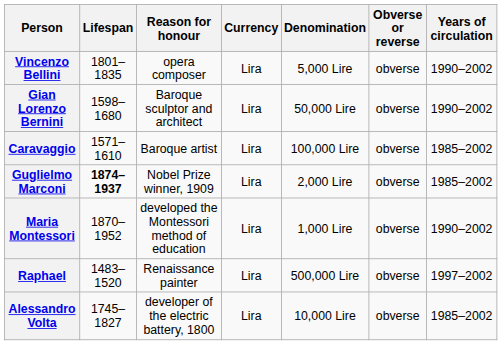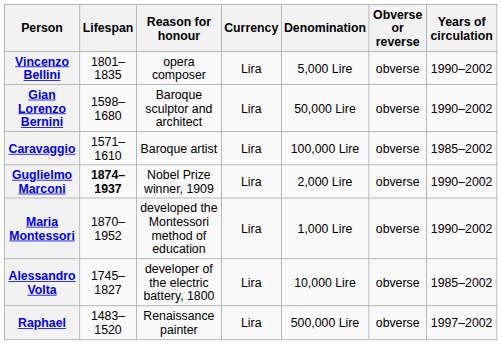(462, 182) 1985–2002 -> (462, 182) 1990–2002
rows swapped: (42, 276) <-> (42, 316)
